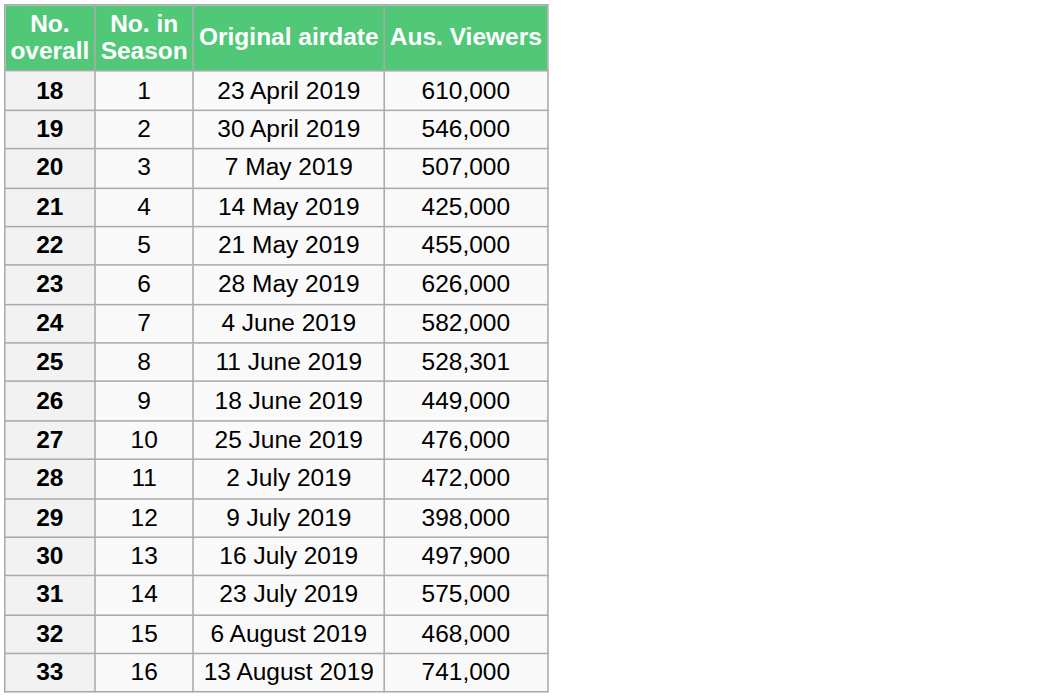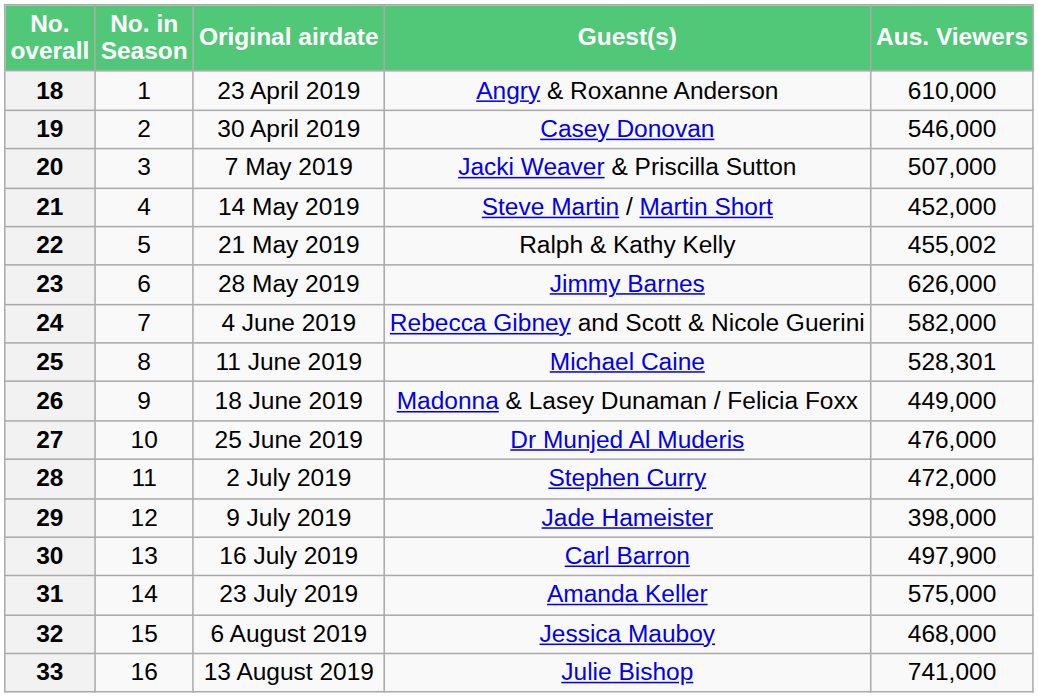+ column: (627, 37)
(466, 206) 425,000 -> (952, 206) 452,000
(466, 245) 455,000 -> (952, 245) 455,002
